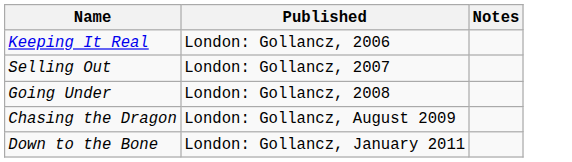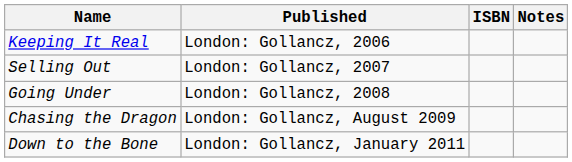+ column: (491, 17)
